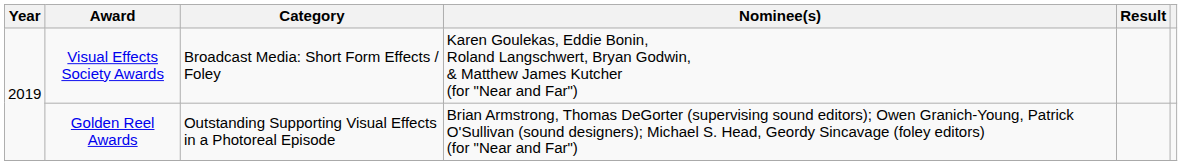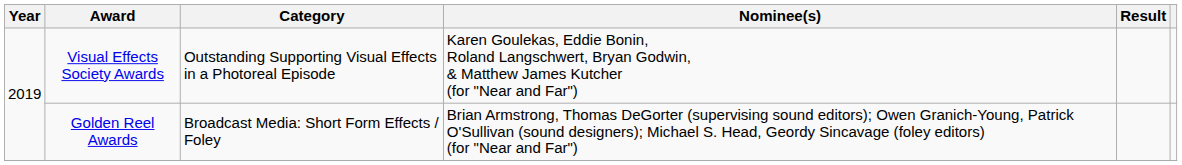(311, 65) Broadcast Media: Short Form Effects / Foley -> (310, 65) Outstanding Supporting Visual Effects in a Photoreal Episode
(310, 131) Outstanding Supporting Visual Effects in a Photoreal Episode -> (311, 131) Broadcast Media: Short Form Effects / Foley
